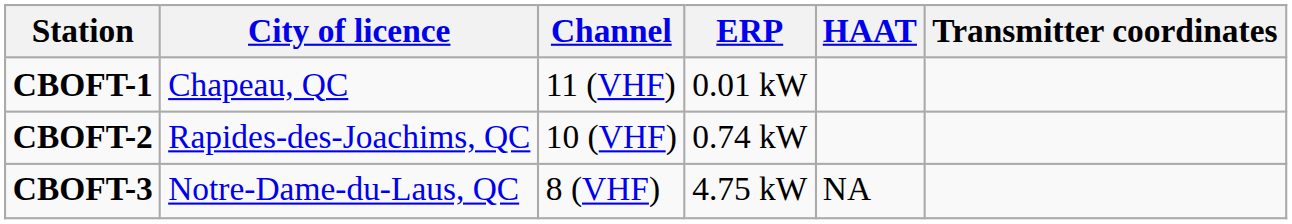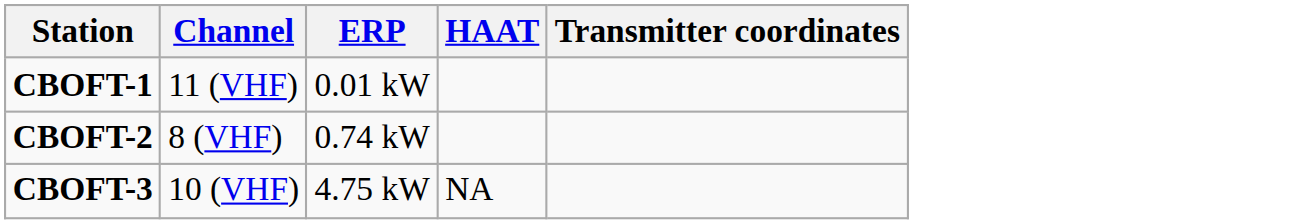- column: (349, 31)
(611, 137) 10 (VHF) -> (225, 137) 8 (VHF)
(603, 190) 8 (VHF) -> (234, 190) 10 (VHF)
